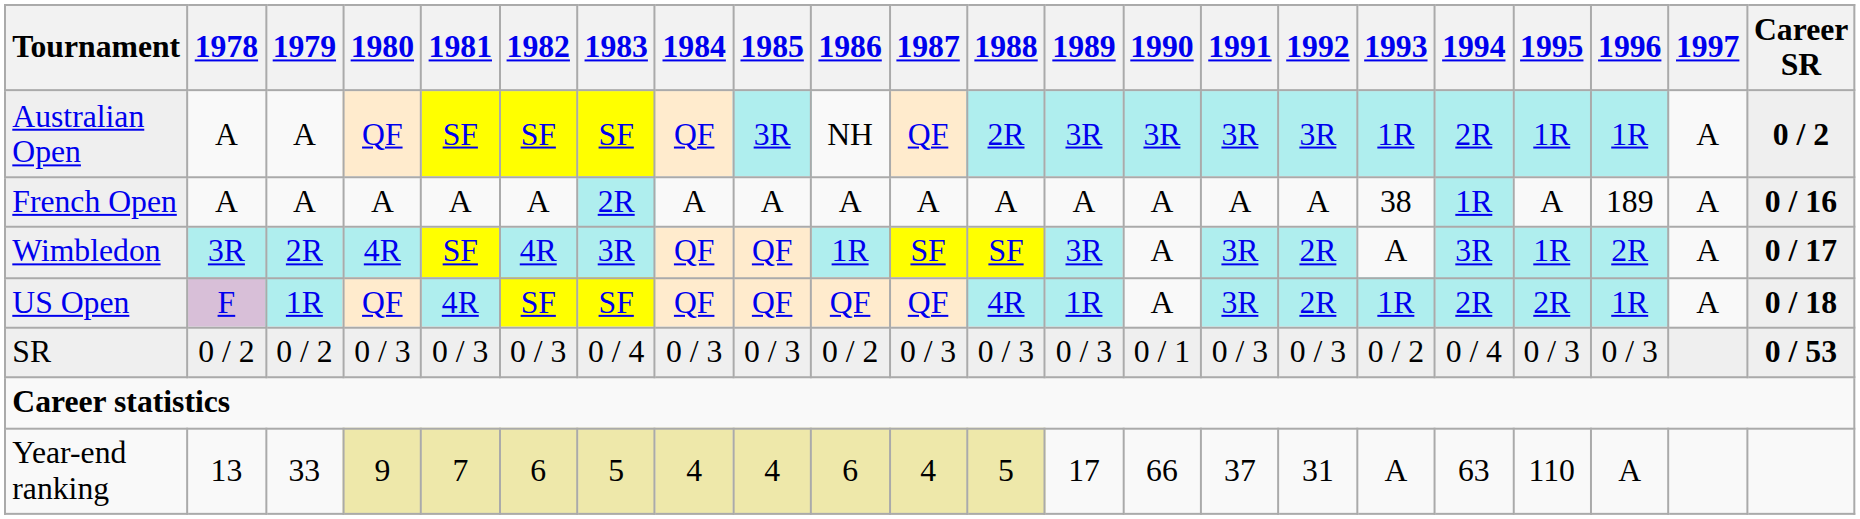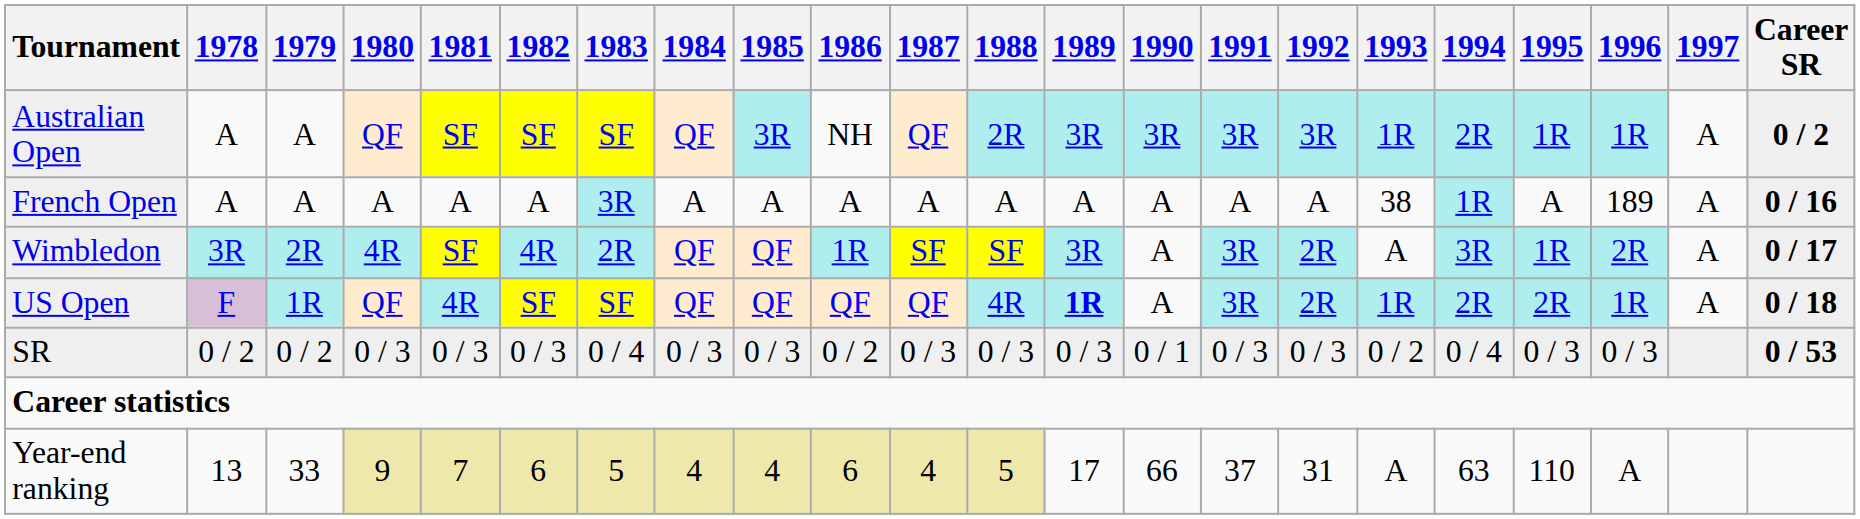(616, 201) 2R -> (616, 201) 3R
(616, 251) 3R -> (616, 251) 2R
(1084, 301) normal -> (1084, 301) bold
